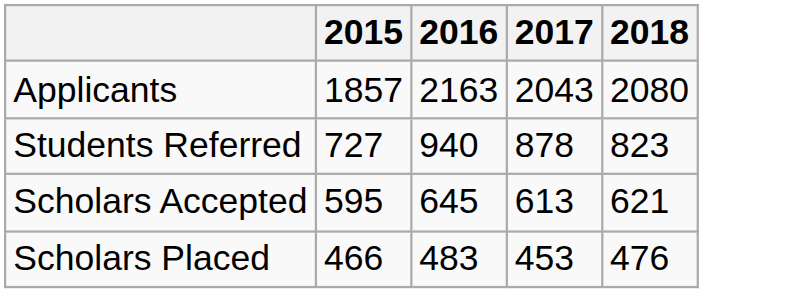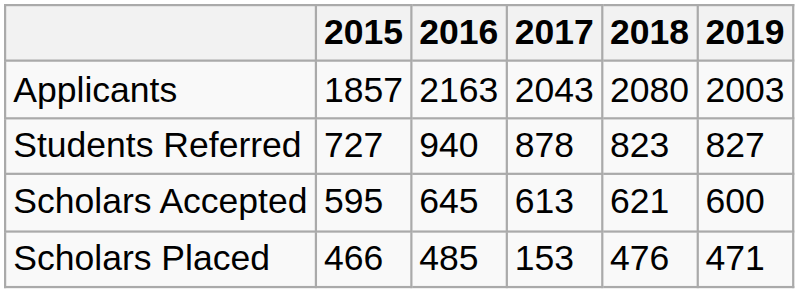+ column: (745, 32)
(449, 257) 483 -> (449, 257) 485
(544, 257) 453 -> (544, 257) 153
